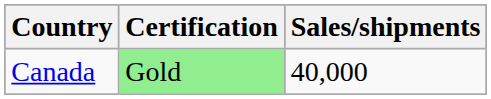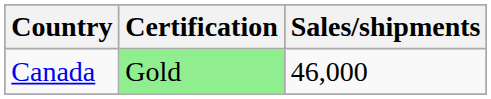(329, 71) 40,000 -> (329, 71) 46,000
